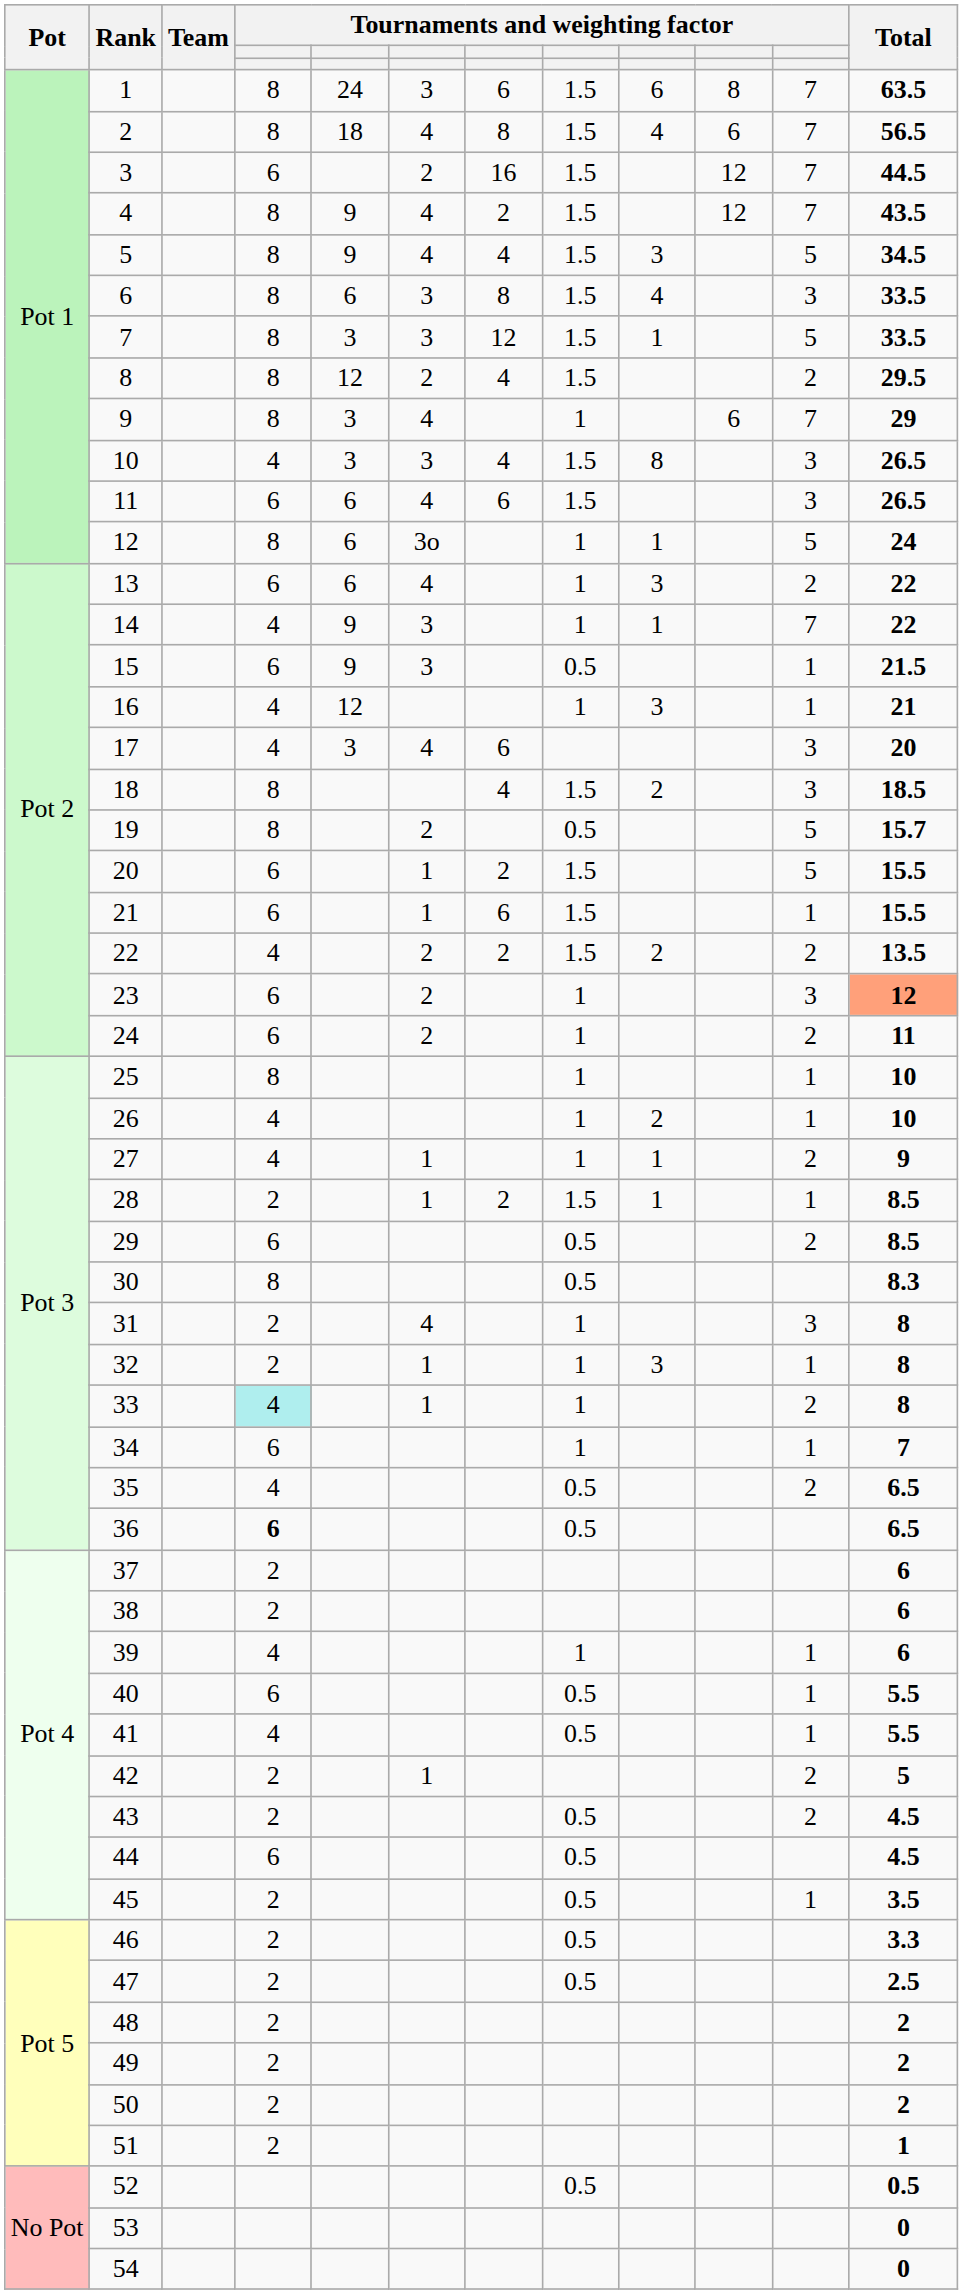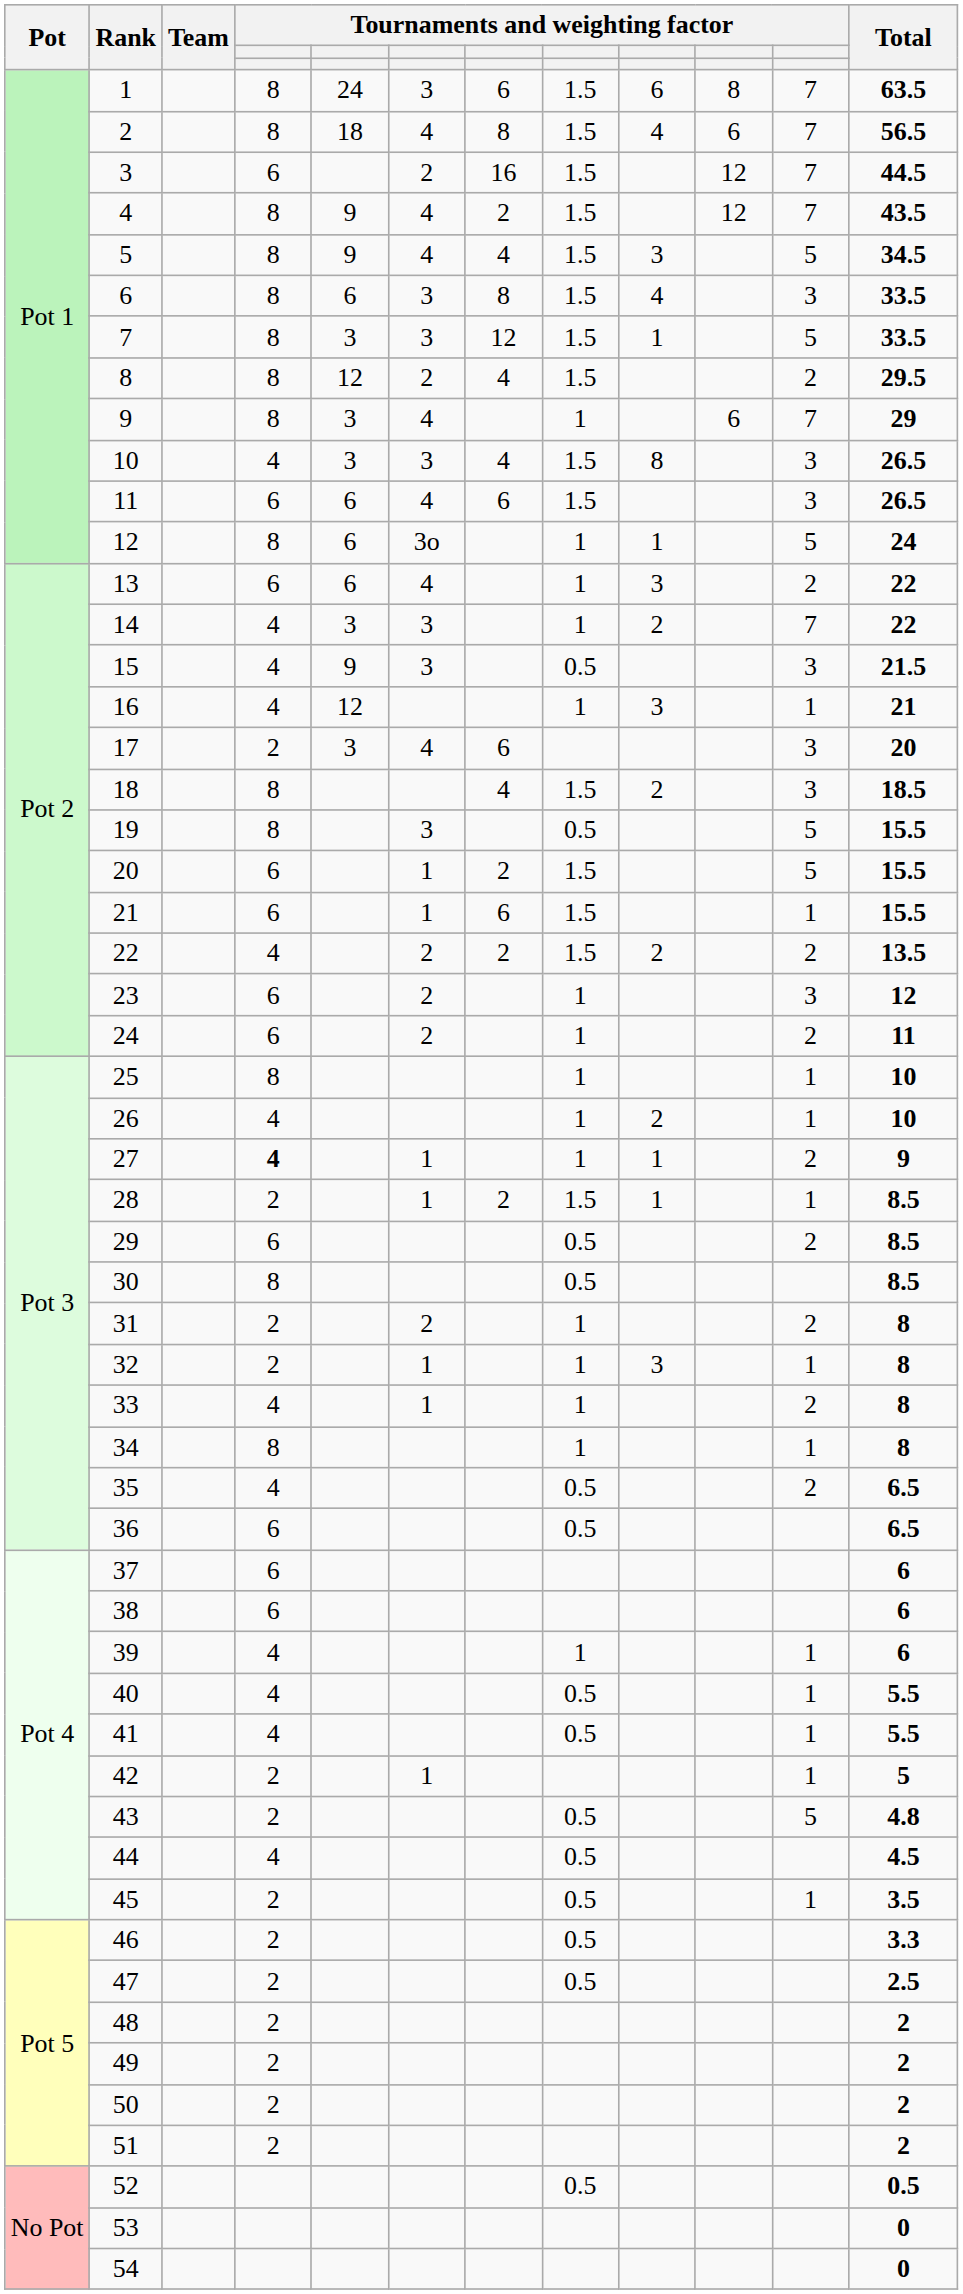(350, 624) 9 -> (350, 624) 3
(657, 624) 1 -> (657, 624) 2
(273, 665) 6 -> (273, 665) 4
(811, 665) 1 -> (811, 665) 3
(273, 747) 4 -> (273, 747) 2
(427, 829) 2 -> (427, 829) 3
(903, 829) 15.7 -> (903, 829) 15.5
(903, 994) lightsalmon background -> (903, 994) no background
(273, 1158) normal -> (273, 1158) bold
(903, 1282) 8.3 -> (903, 1282) 8.5
(427, 1323) 4 -> (427, 1323) 2
(811, 1323) 3 -> (811, 1323) 2
(273, 1405) paleturquoise background -> (273, 1405) no background
(273, 1446) 6 -> (273, 1446) 8
(903, 1446) 7 -> (903, 1446) 8
(273, 1528) bold -> (273, 1528) normal
(273, 1569) 2 -> (273, 1569) 6
(273, 1611) 2 -> (273, 1611) 6
(273, 1693) 6 -> (273, 1693) 4
(811, 1775) 2 -> (811, 1775) 1
(811, 1816) 2 -> (811, 1816) 5
(903, 1816) 4.5 -> (903, 1816) 4.8
(273, 1857) 6 -> (273, 1857) 4
(903, 2145) 1 -> (903, 2145) 2
